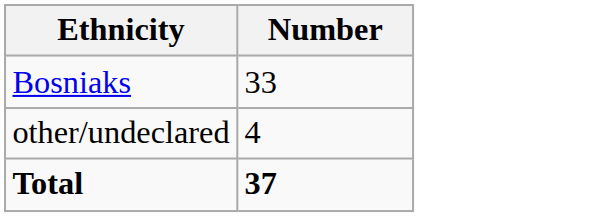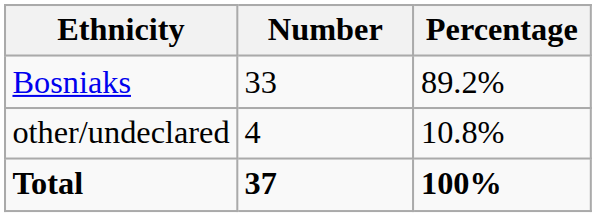+ column: (502, 30)
